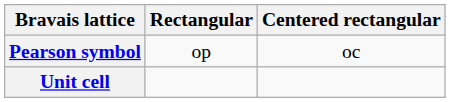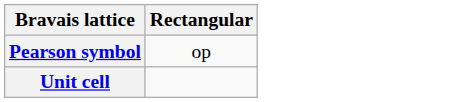- column: (351, 19)
